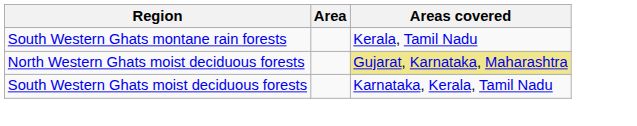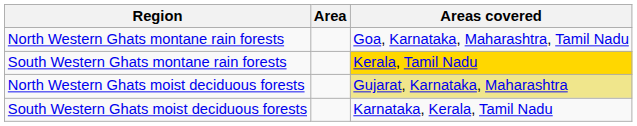+ row: (146, 39)
(415, 39) no background -> (415, 62) gold background
